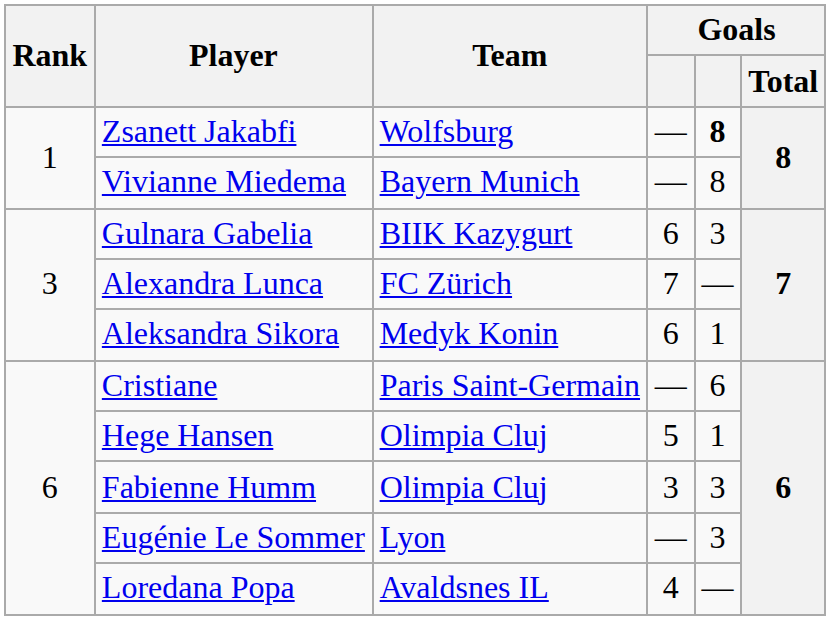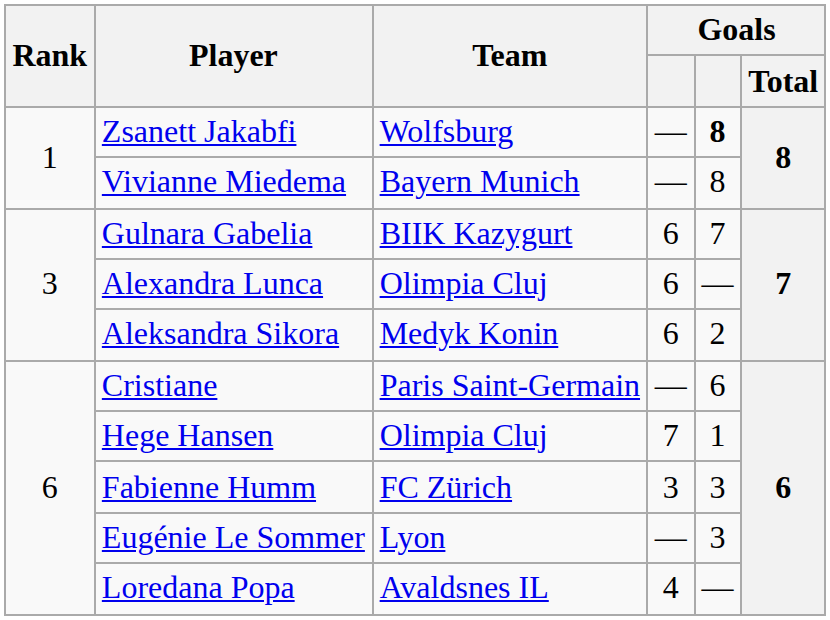(718, 232) 3 -> (718, 232) 7
(446, 283) FC Zürich -> (464, 283) Olimpia Cluj
(671, 283) 7 -> (671, 283) 6
(718, 334) 1 -> (718, 334) 2
(671, 435) 5 -> (671, 435) 7
(464, 486) Olimpia Cluj -> (446, 486) FC Zürich
